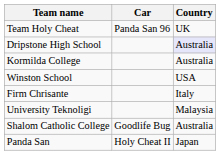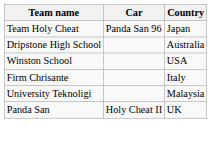(183, 28) UK -> (179, 28) Japan
(194, 45) lavender background -> (186, 45) no background
- row: (44, 61)
- row: (58, 126)
(187, 142) Japan -> (174, 110) UK
